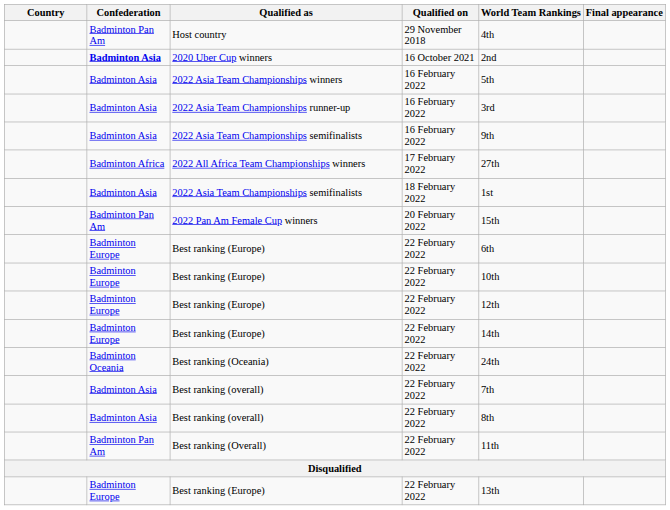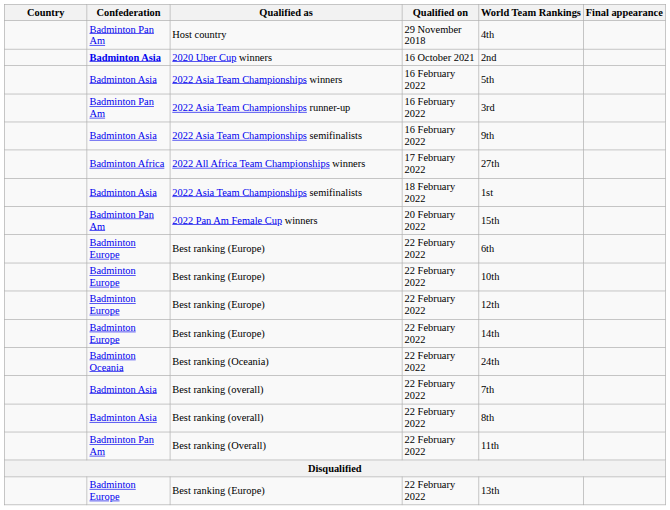(123, 107) Badminton Asia -> (122, 107) Badminton Pan Am
